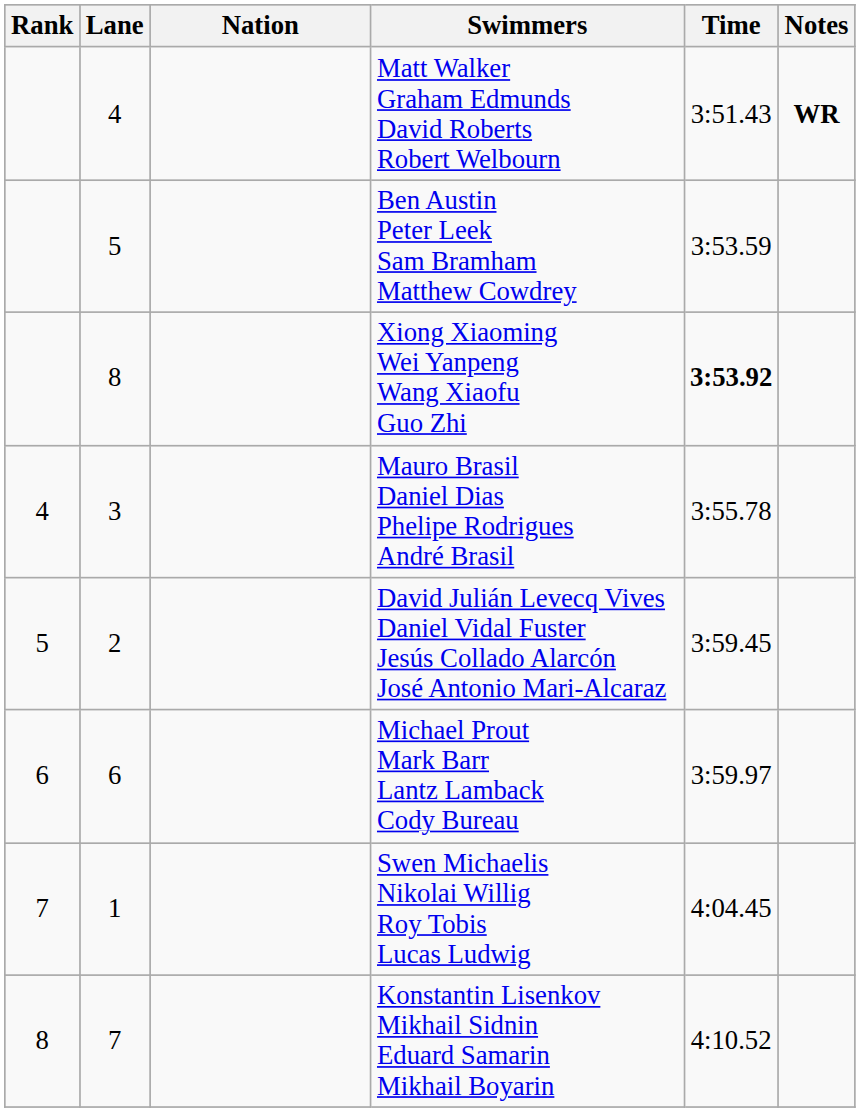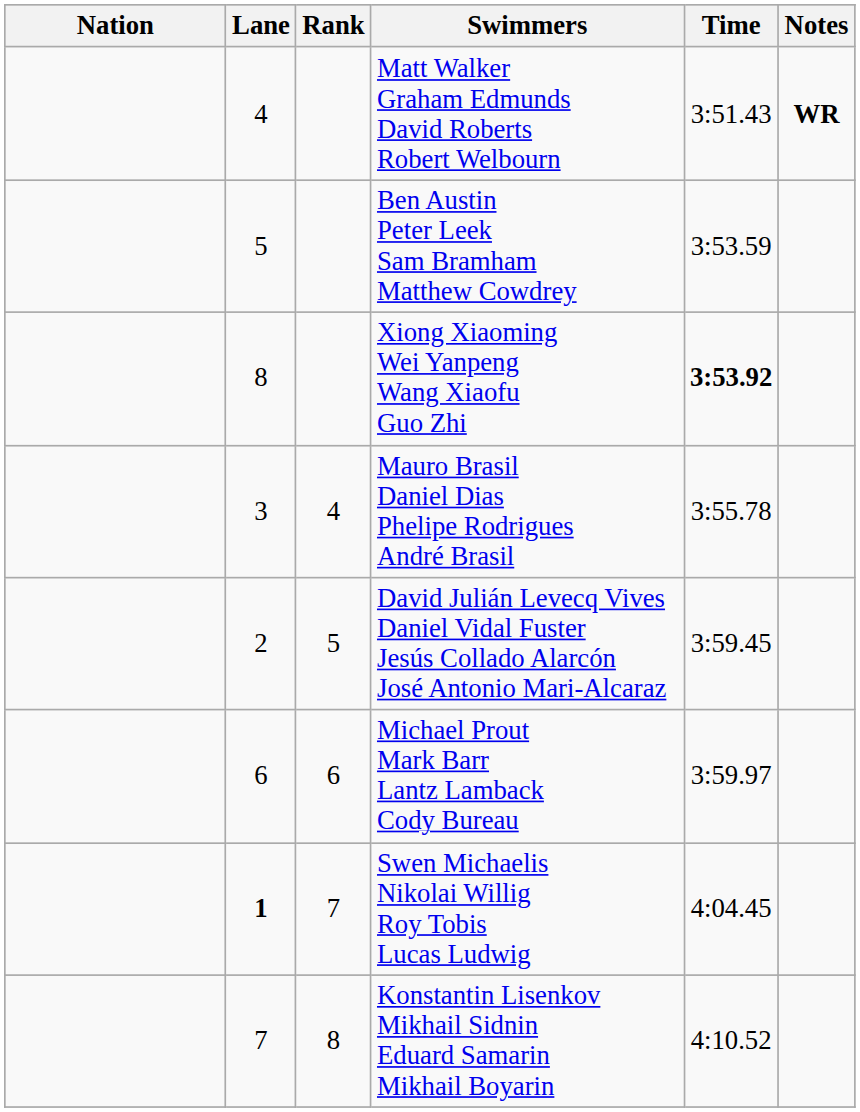columns swapped: (42, 25) <-> (260, 25)
(115, 908) normal -> (261, 908) bold
